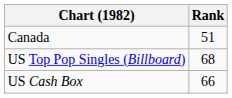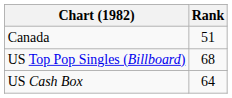(208, 81) 66 -> (208, 81) 64
